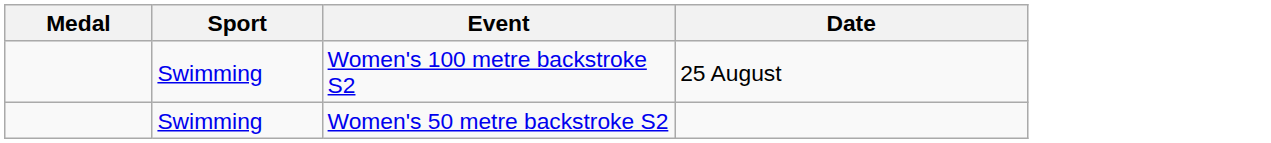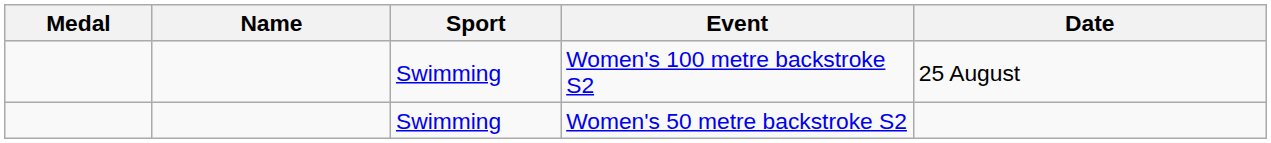+ column: (271, 23)
